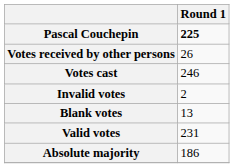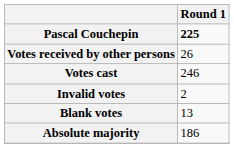- row: (91, 133)
